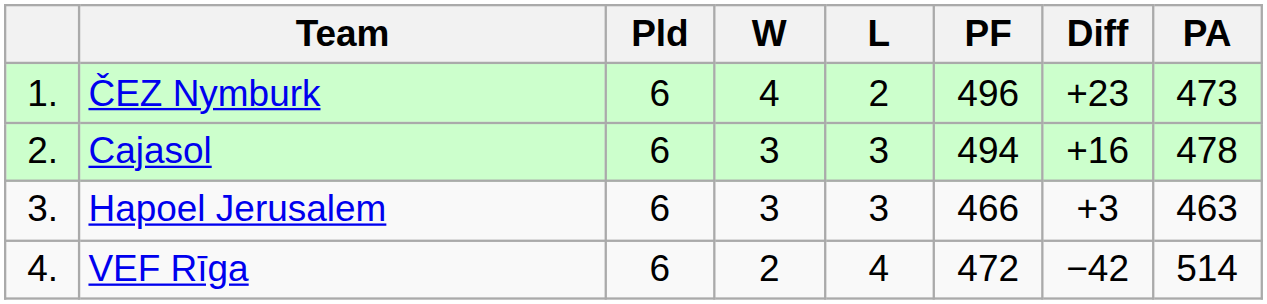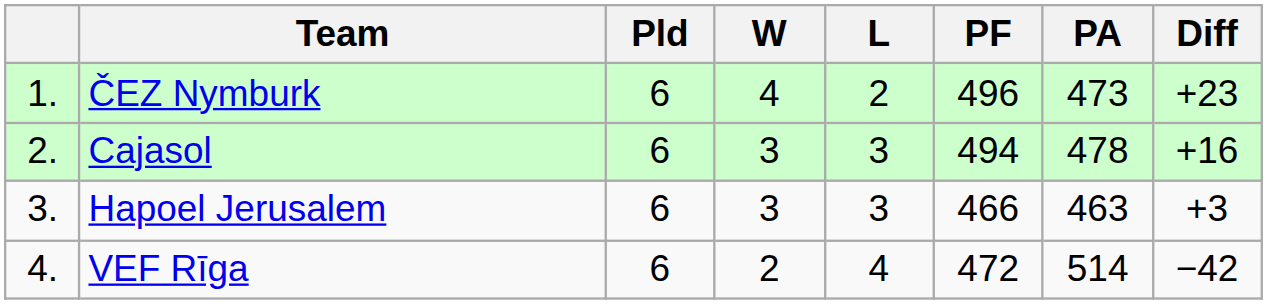columns swapped: (1207, 33) <-> (1098, 33)
